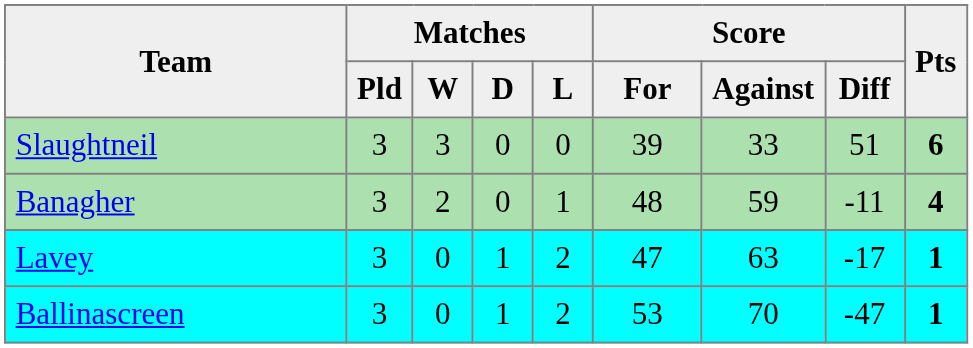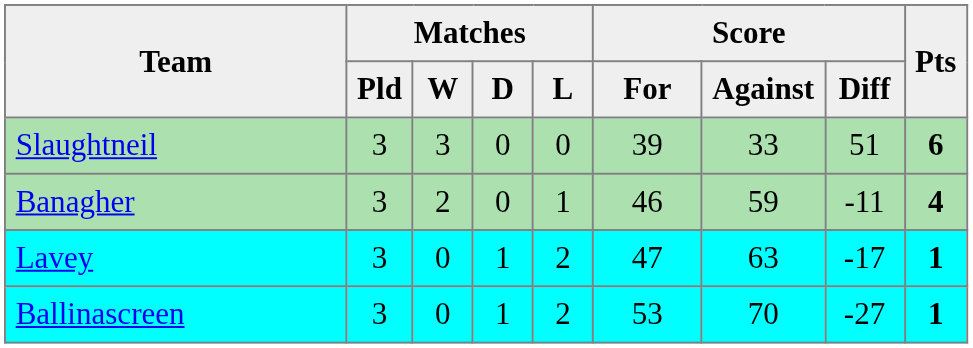(647, 201) 48 -> (647, 201) 46
(865, 313) -47 -> (865, 313) -27
